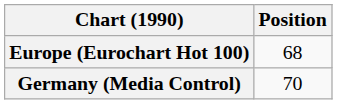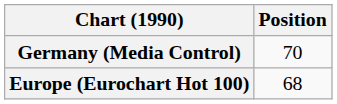rows swapped: (129, 51) <-> (129, 83)
